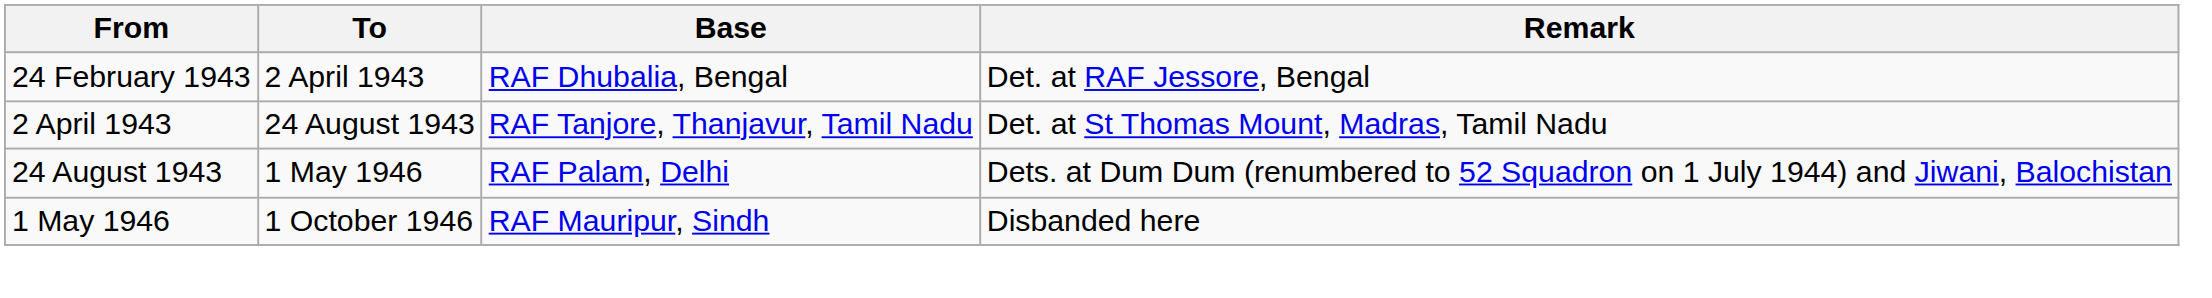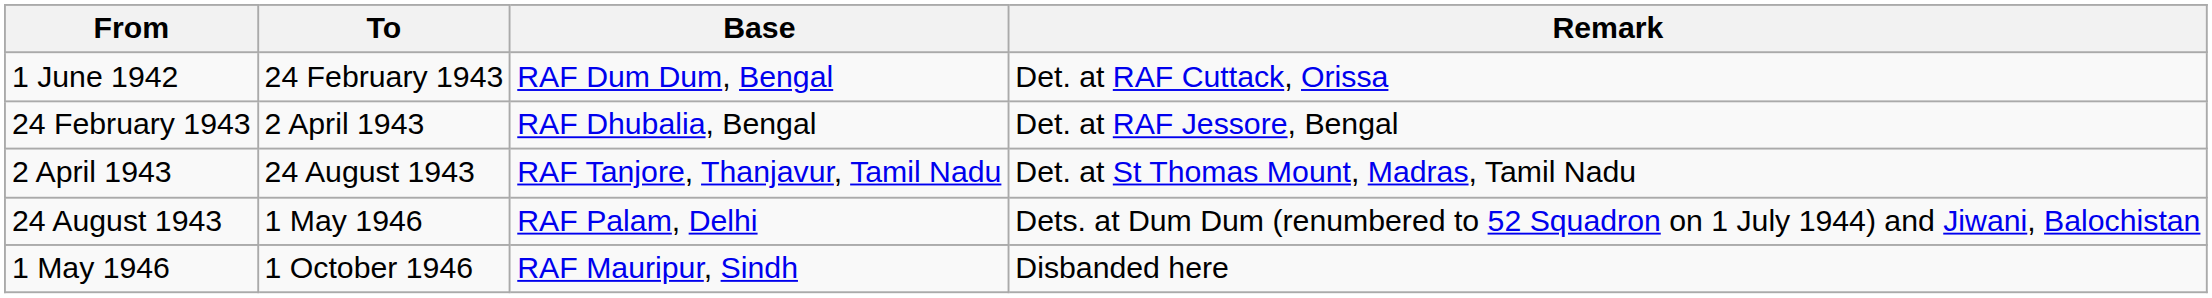+ row: (95, 76)
